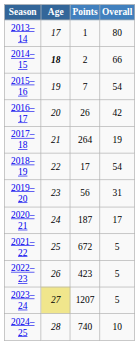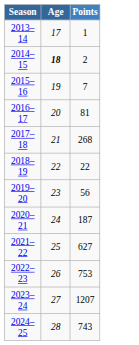- column: (117, 12)
(85, 113) 26 -> (85, 113) 81
(85, 140) 264 -> (85, 140) 268
(85, 167) 17 -> (85, 167) 22
(85, 247) 672 -> (85, 247) 627
(85, 273) 423 -> (85, 273) 753
(56, 300) khaki background -> (56, 300) no background
(85, 327) 740 -> (85, 327) 743
